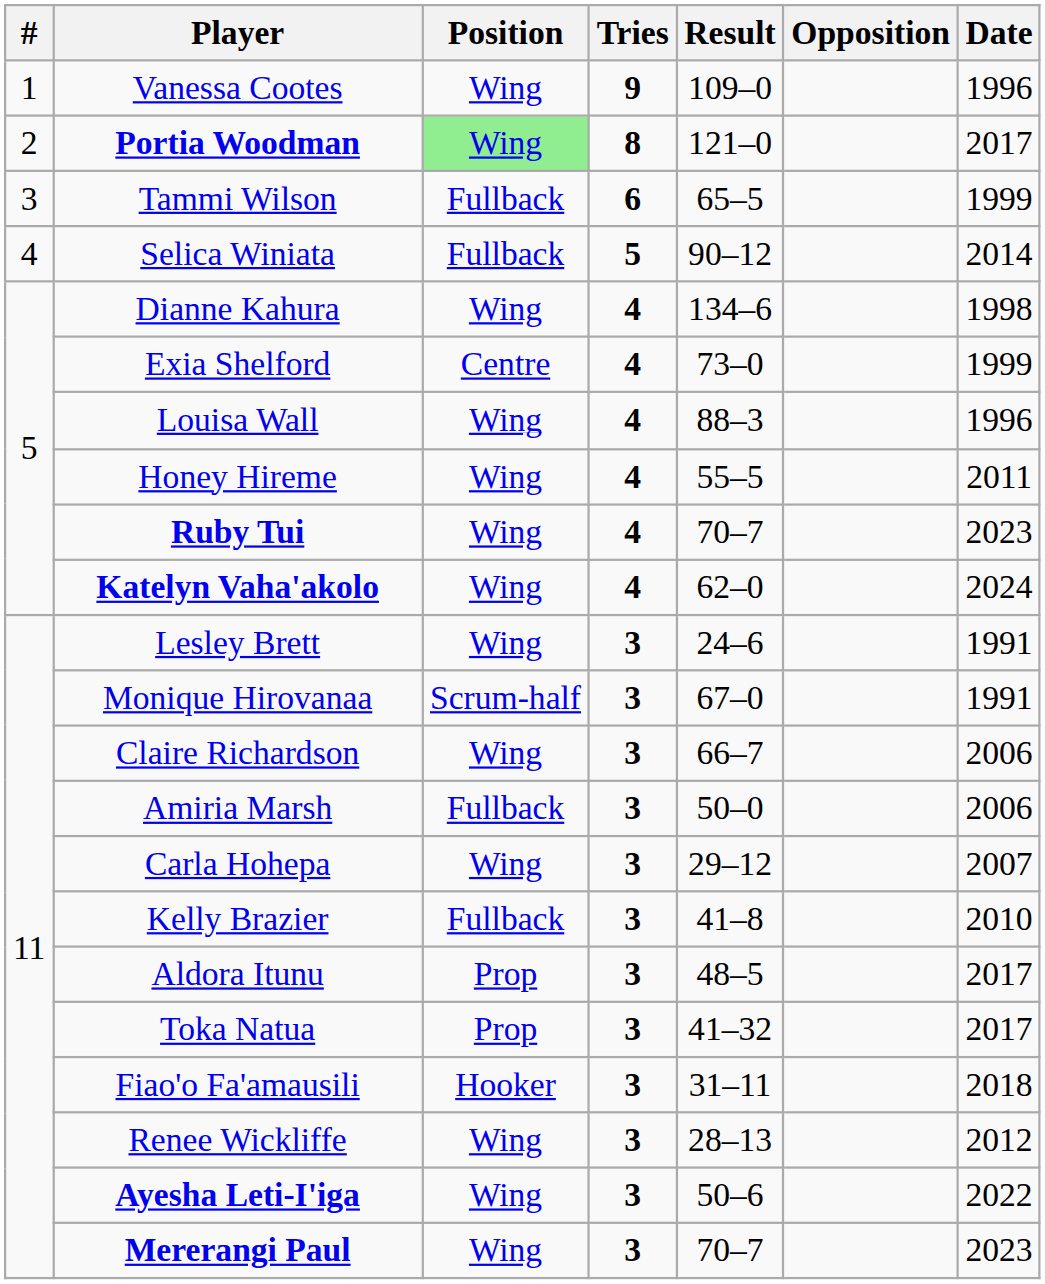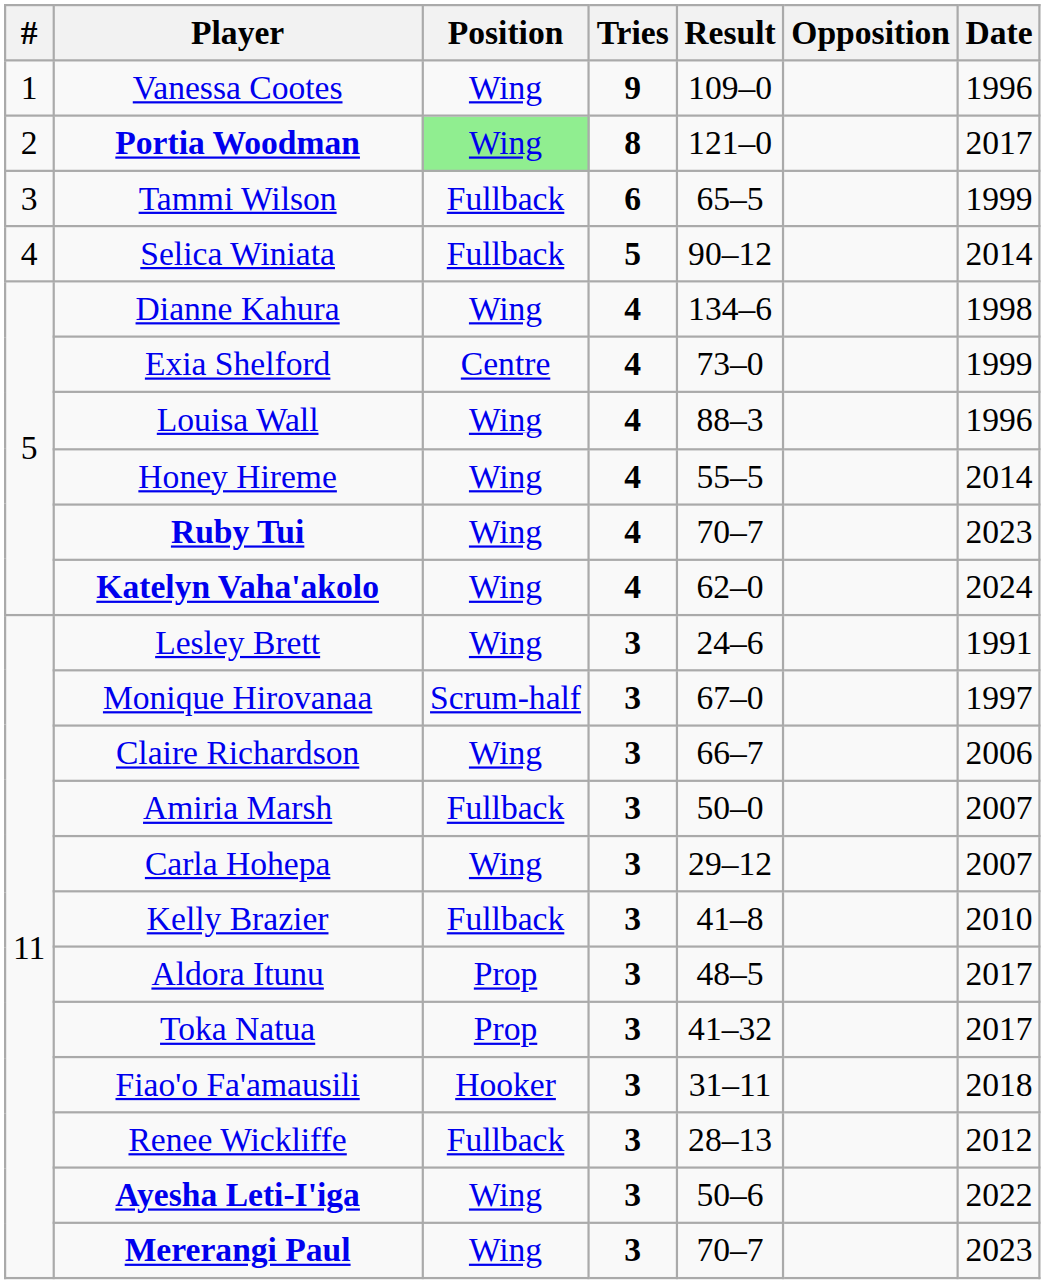(999, 475) 2011 -> (999, 475) 2014
(999, 697) 1991 -> (999, 697) 1997
(999, 807) 2006 -> (999, 807) 2007
(506, 1140) Wing -> (506, 1140) Fullback
